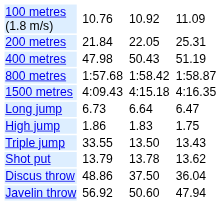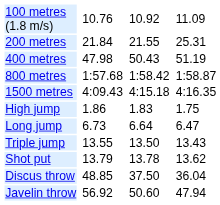(144, 42) 22.05 -> (144, 42) 21.55
rows swapped: (33, 126) <-> (34, 109)
(98, 142) 33.55 -> (98, 142) 13.55
(98, 176) 48.86 -> (98, 176) 48.85
